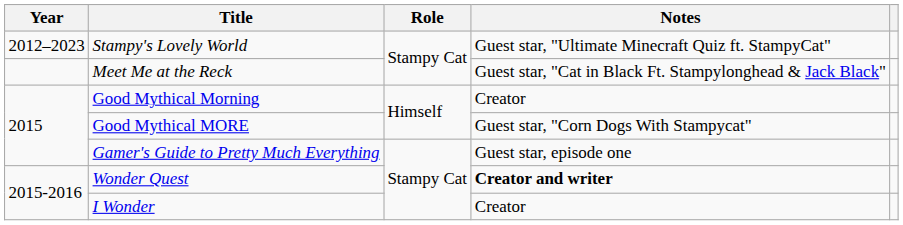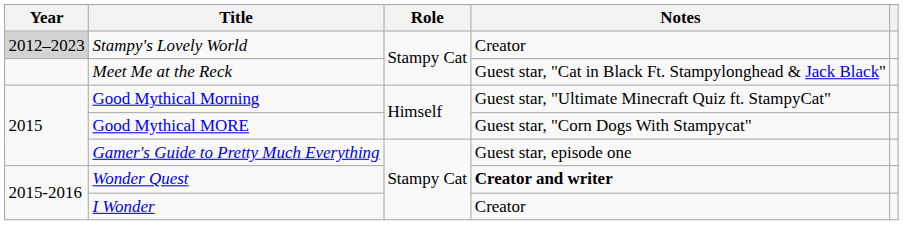(47, 44) no background -> (47, 44) lightgrey background
(653, 44) Guest star, "Ultimate Minecraft Quiz ft. StampyCat" -> (500, 44) Creator
(500, 98) Creator -> (653, 98) Guest star, "Ultimate Minecraft Quiz ft. StampyCat"
